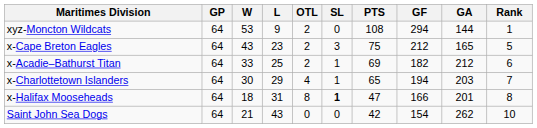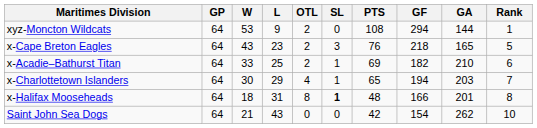(375, 47) 75 -> (375, 47) 76
(419, 47) 212 -> (419, 47) 218
(464, 64) 212 -> (464, 64) 210
(375, 98) 47 -> (375, 98) 48
